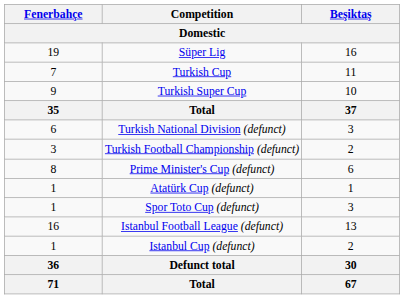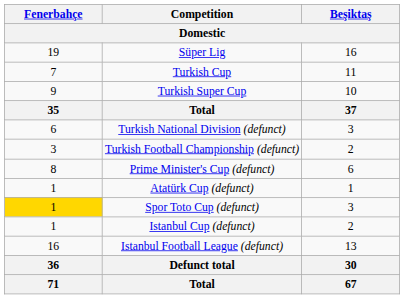(53, 207) no background -> (53, 207) gold background
rows swapped: (202, 226) <-> (202, 245)
